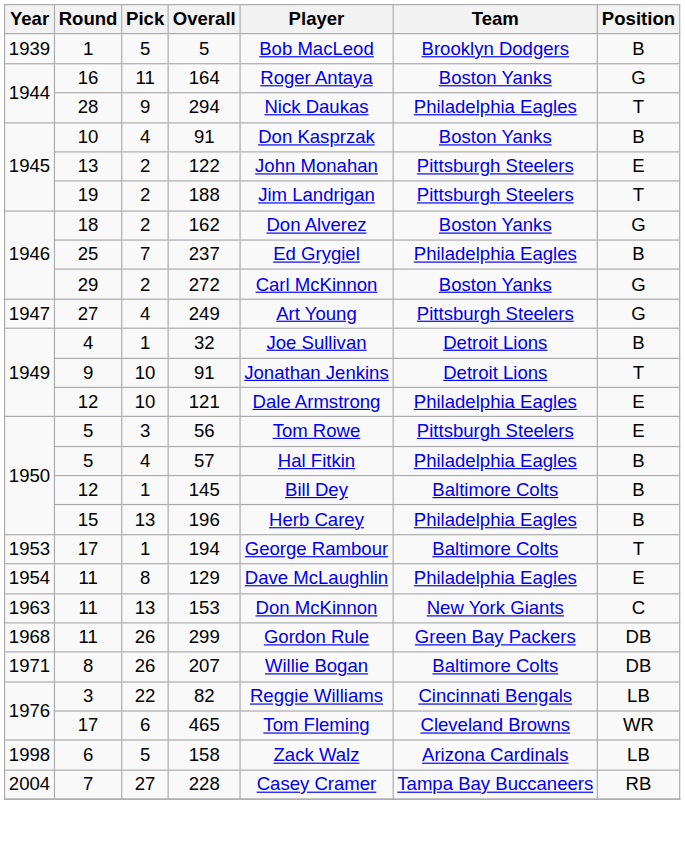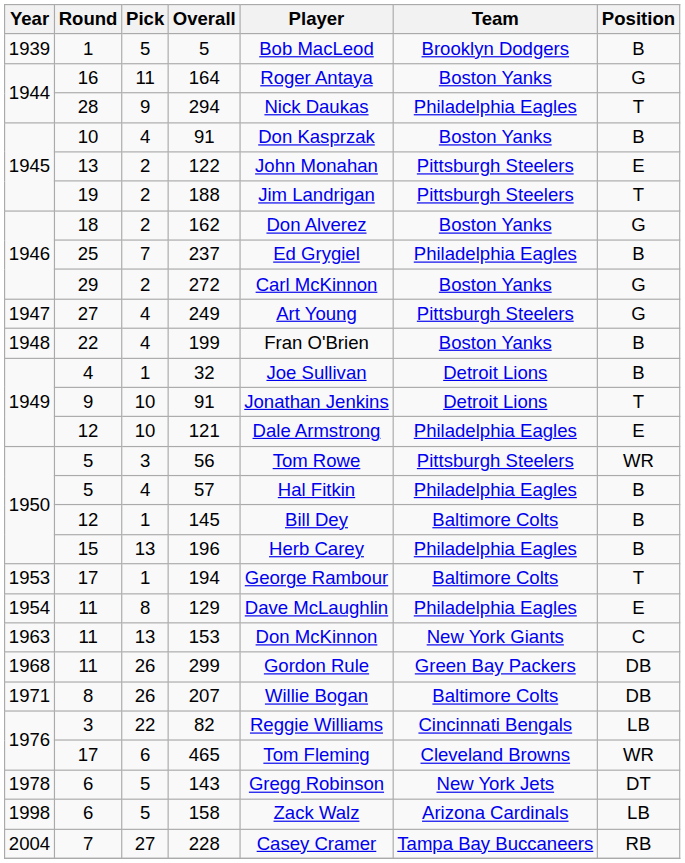+ row: (88, 343)
(638, 431) E -> (638, 460) WR
+ row: (88, 784)
